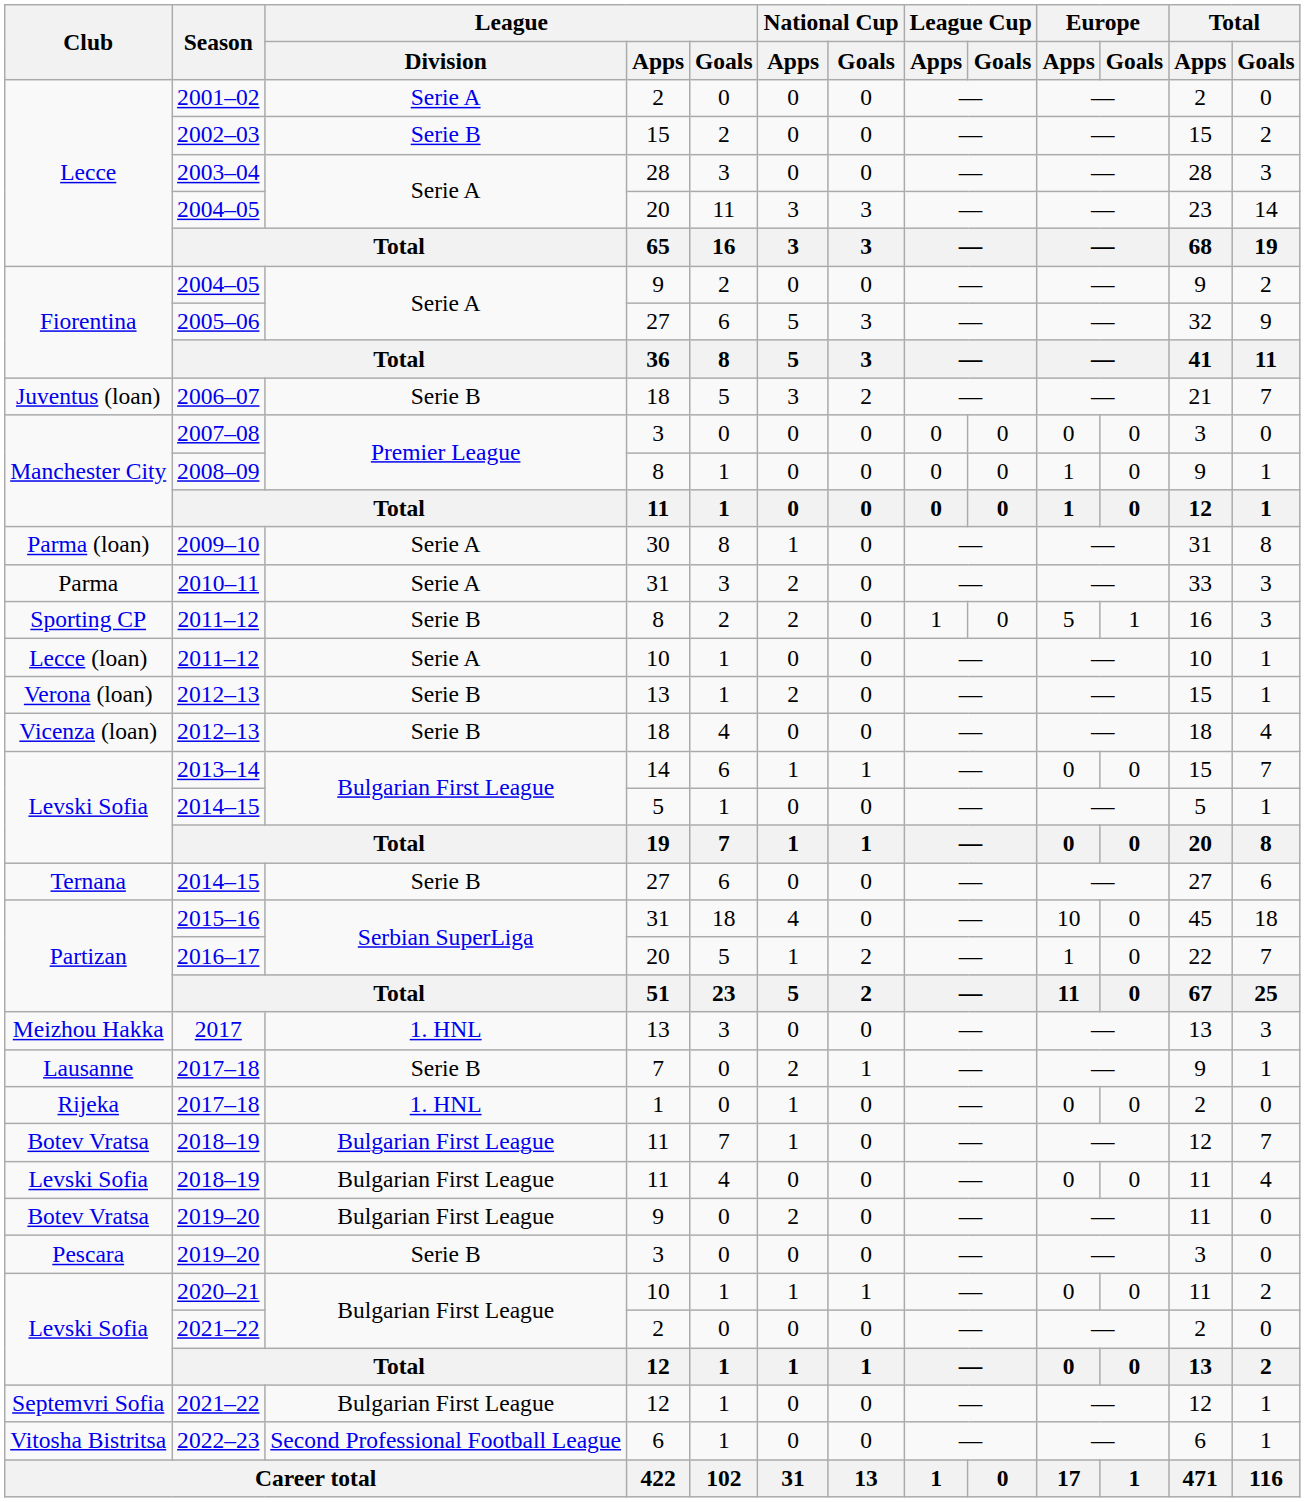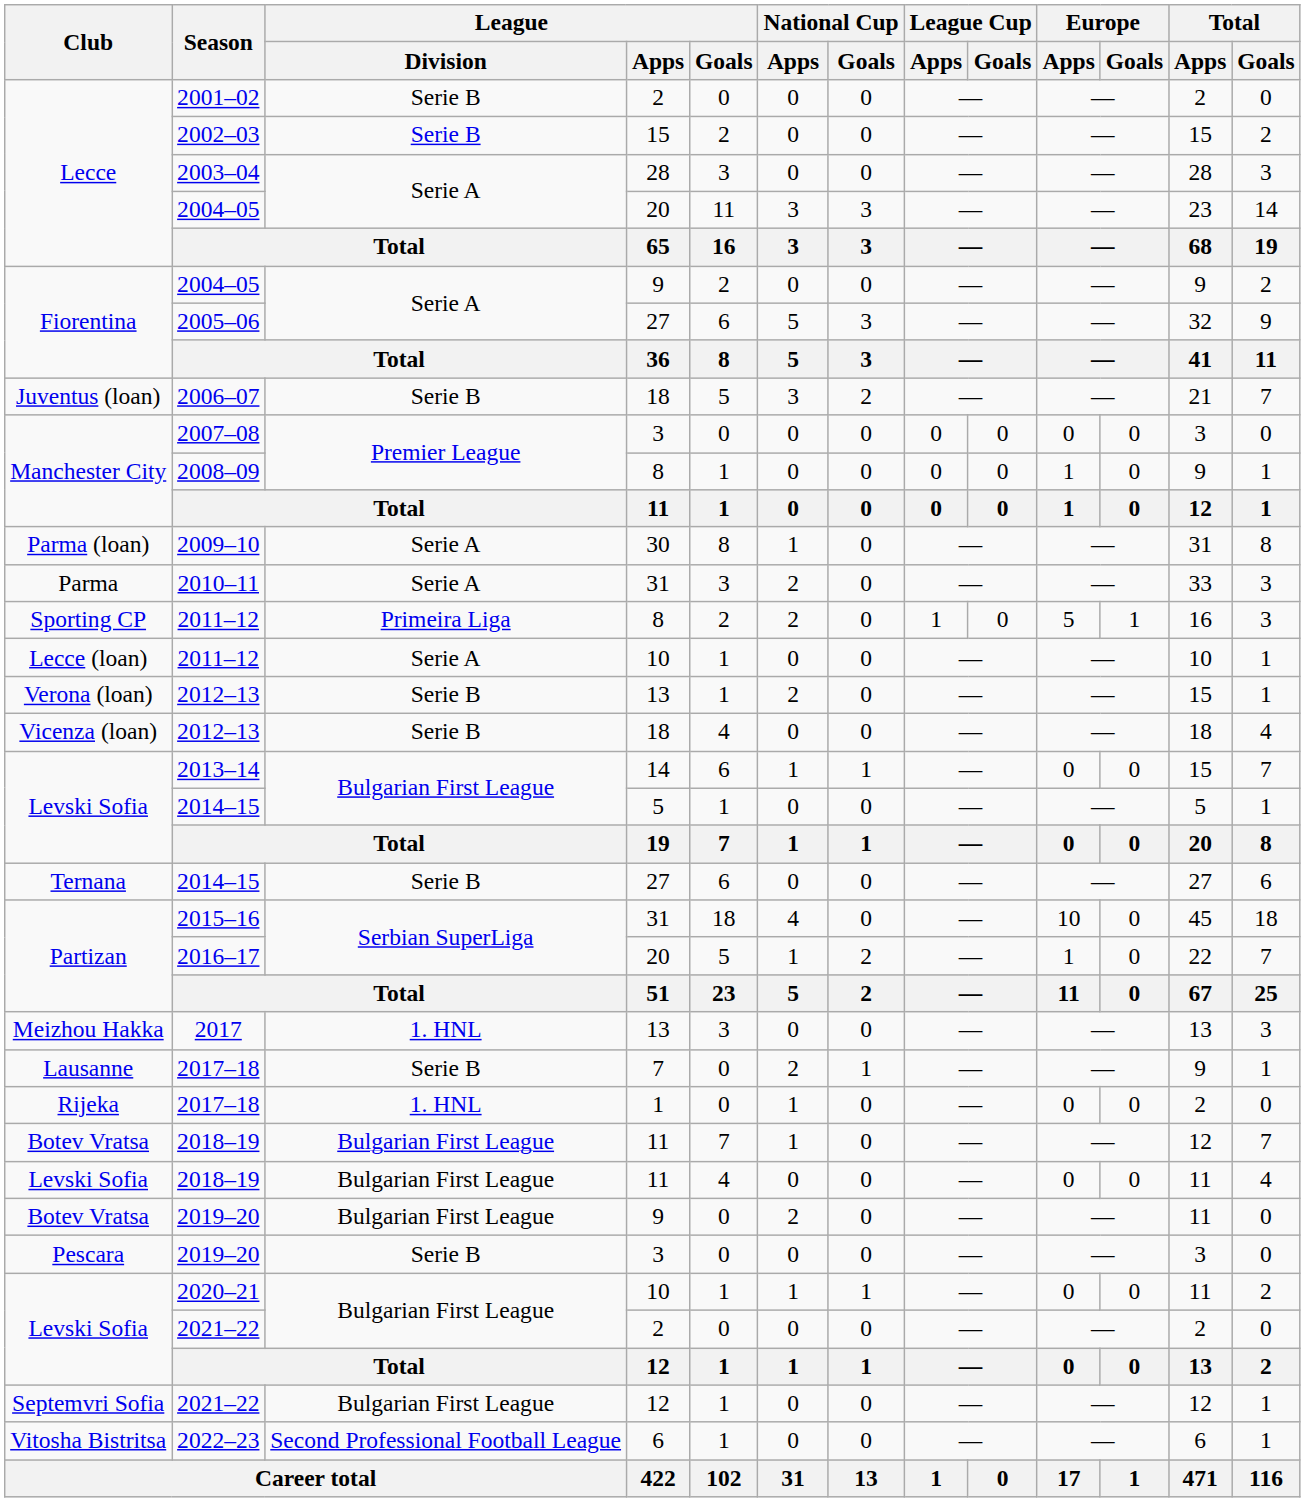(446, 97) Serie A -> (446, 97) Serie B
(446, 619) Serie B -> (446, 619) Primeira Liga
